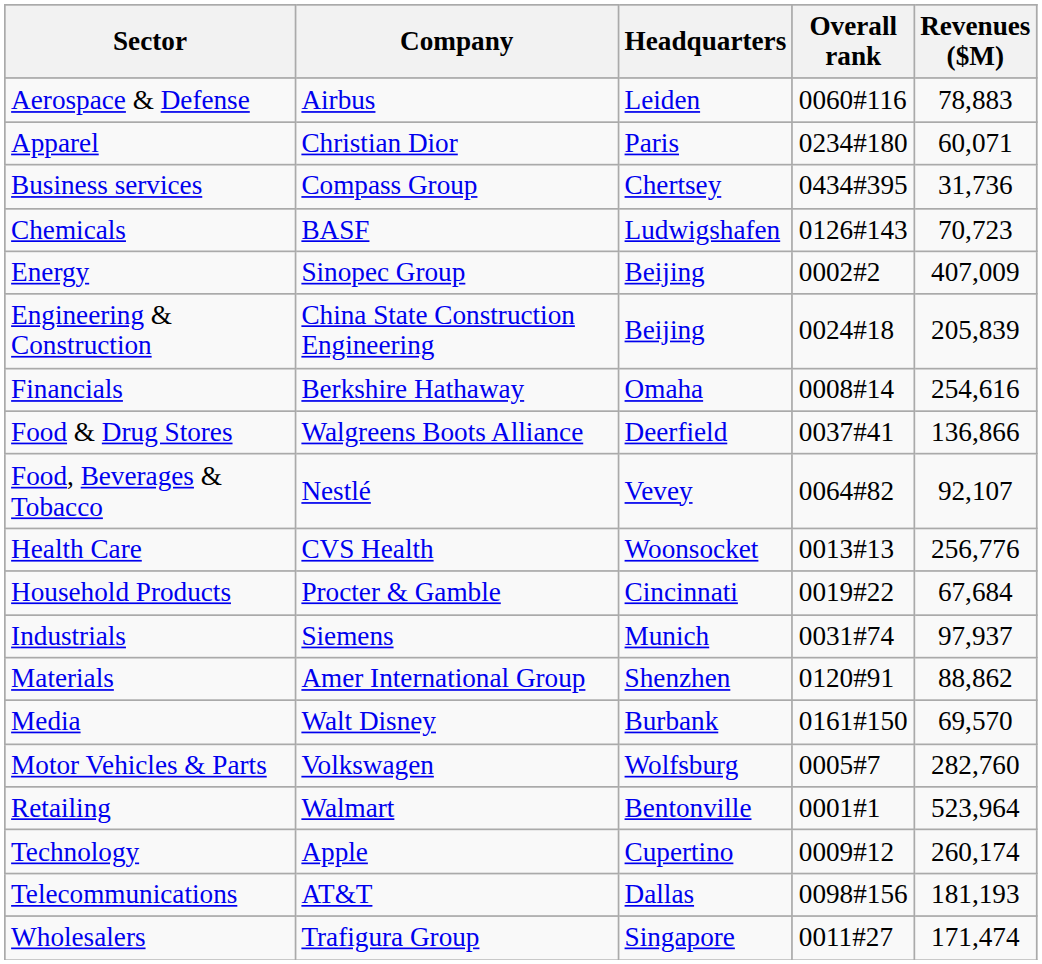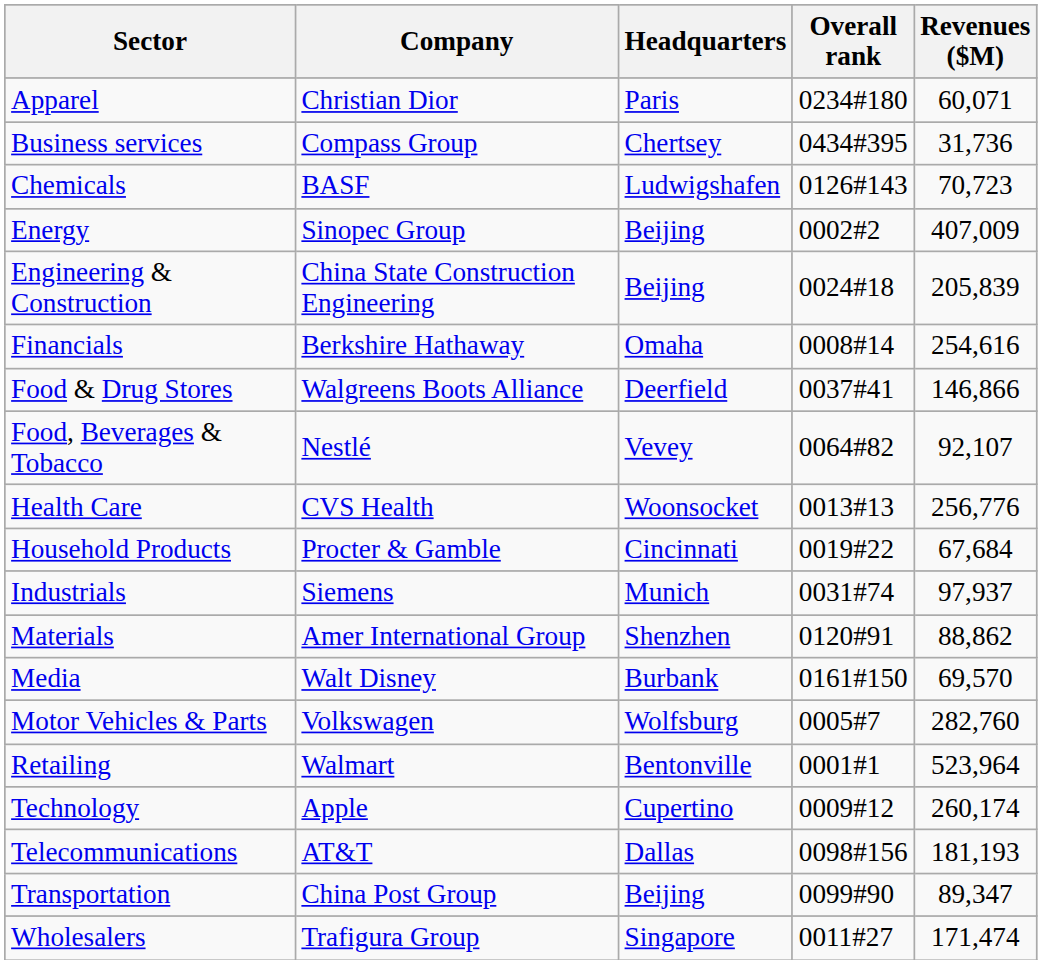- row: (130, 99)
(975, 432) 136,866 -> (975, 389) 146,866
+ row: (91, 894)
